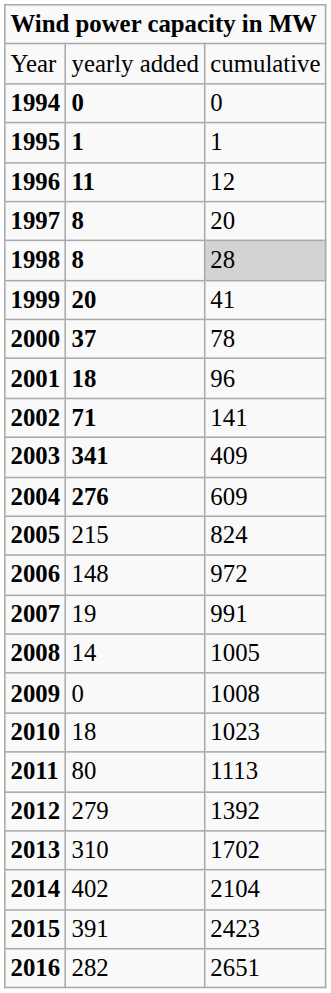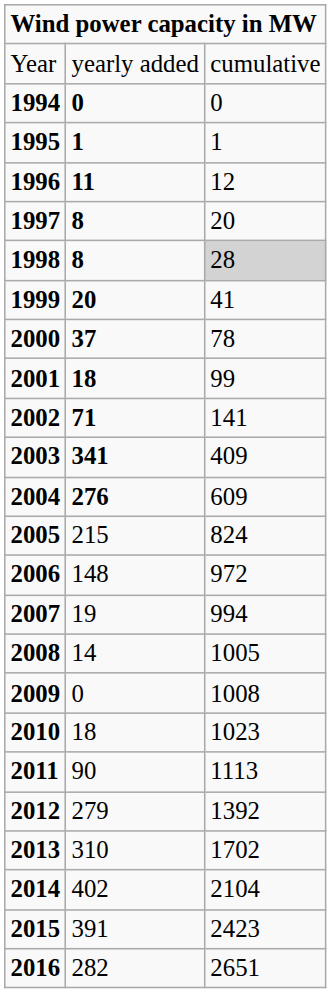(223, 378) 96 -> (223, 378) 99
(229, 614) 991 -> (229, 614) 994
(84, 771) 80 -> (84, 771) 90
